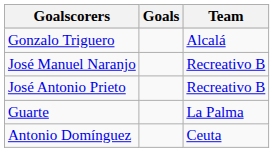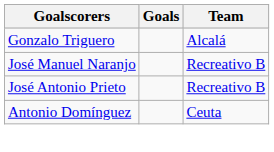- row: (28, 111)
